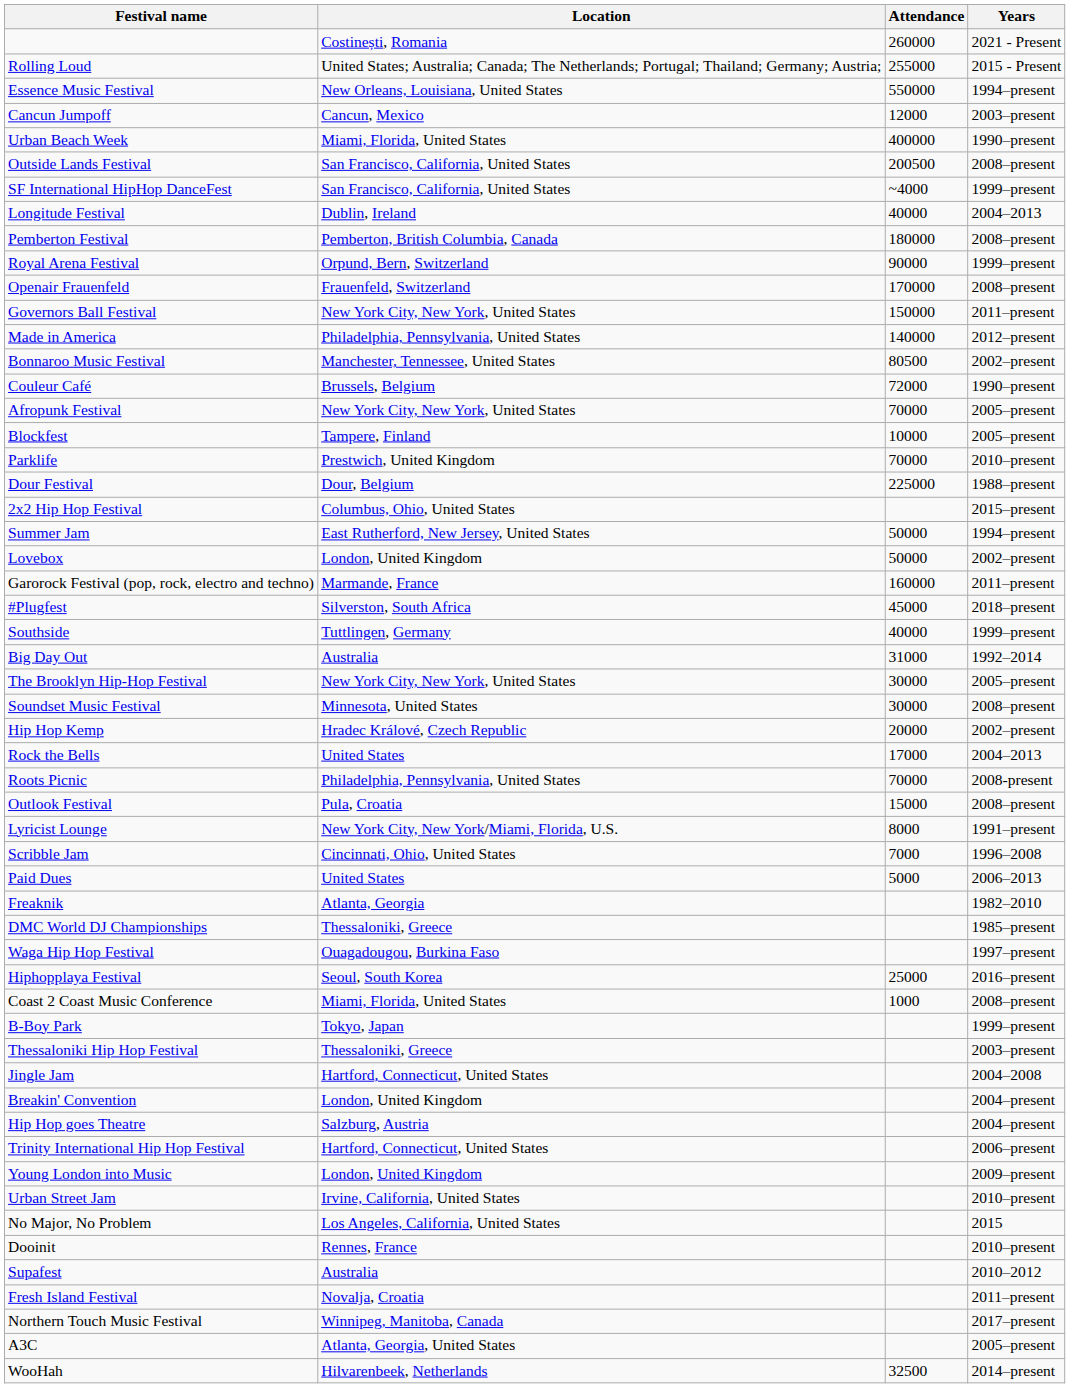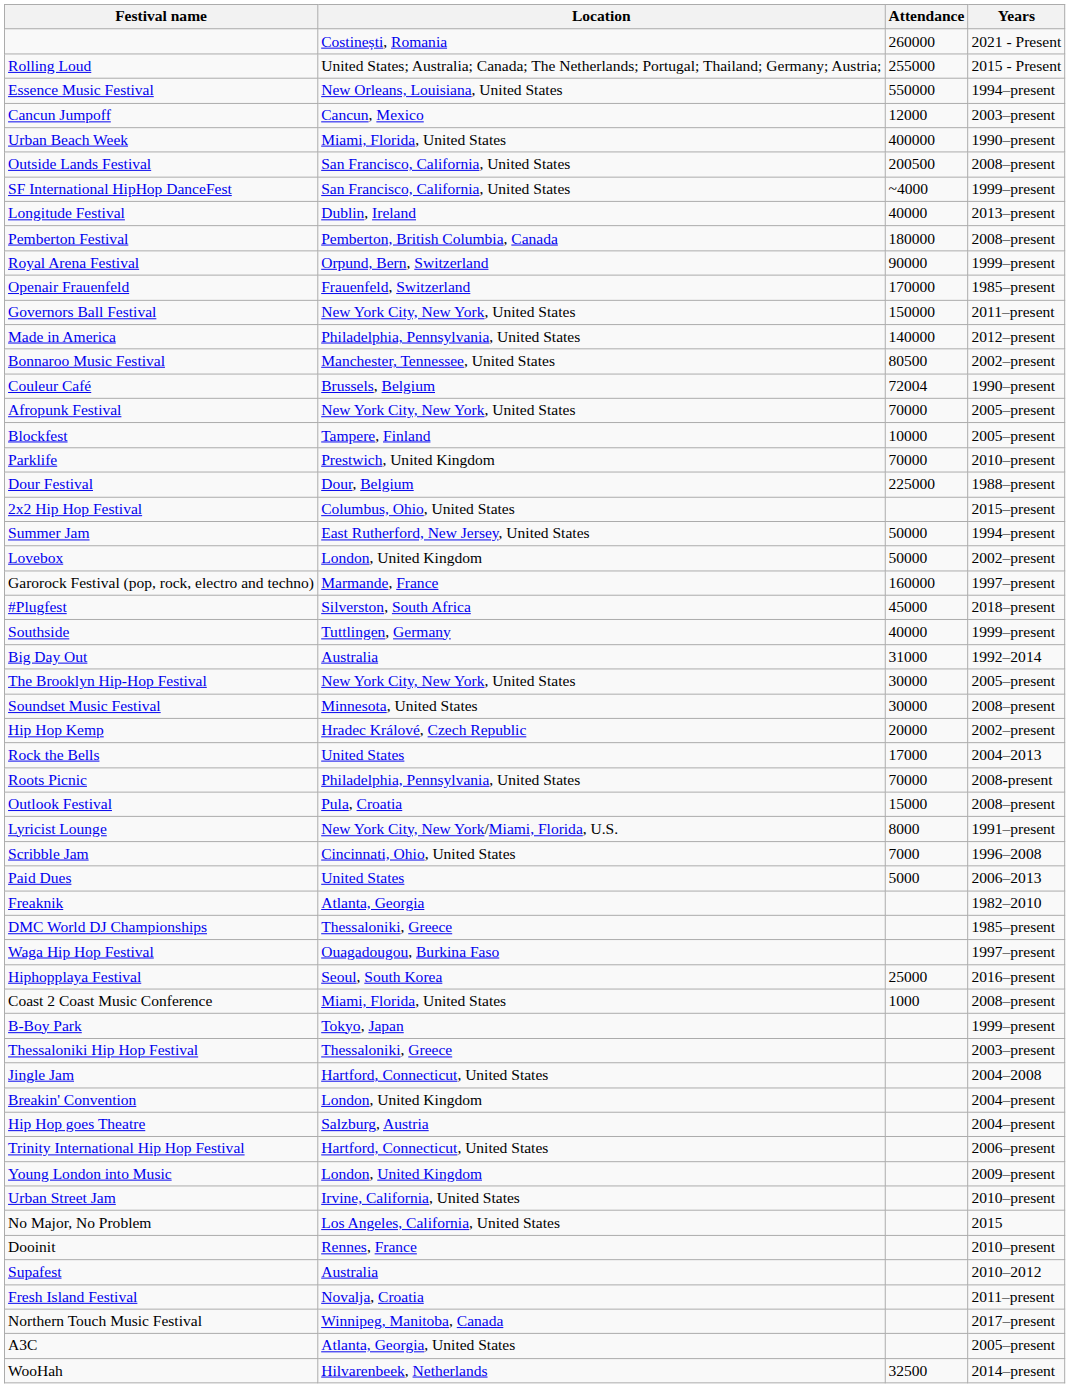(1006, 213) 2004–2013 -> (1013, 213) 2013–present
(1013, 287) 2008–present -> (1013, 287) 1985–present
(908, 386) 72000 -> (908, 386) 72004
(1013, 582) 2011–present -> (1013, 582) 1997–present
